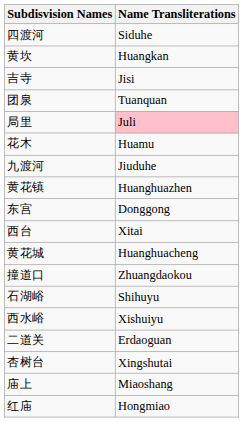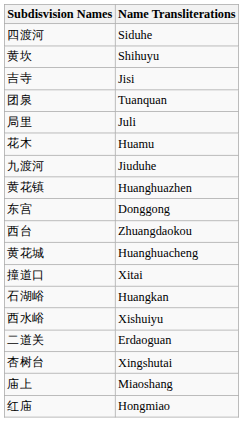(143, 56) Huangkan -> (139, 56) Shihuyu
(127, 122) pink background -> (127, 122) no background
(130, 231) Xitai -> (155, 231) Zhuangdaokou
(155, 275) Zhuangdaokou -> (130, 275) Xitai
(139, 297) Shihuyu -> (143, 297) Huangkan
